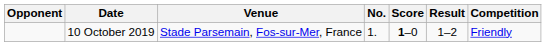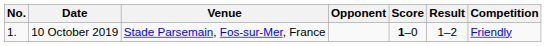columns swapped: (377, 13) <-> (35, 13)
